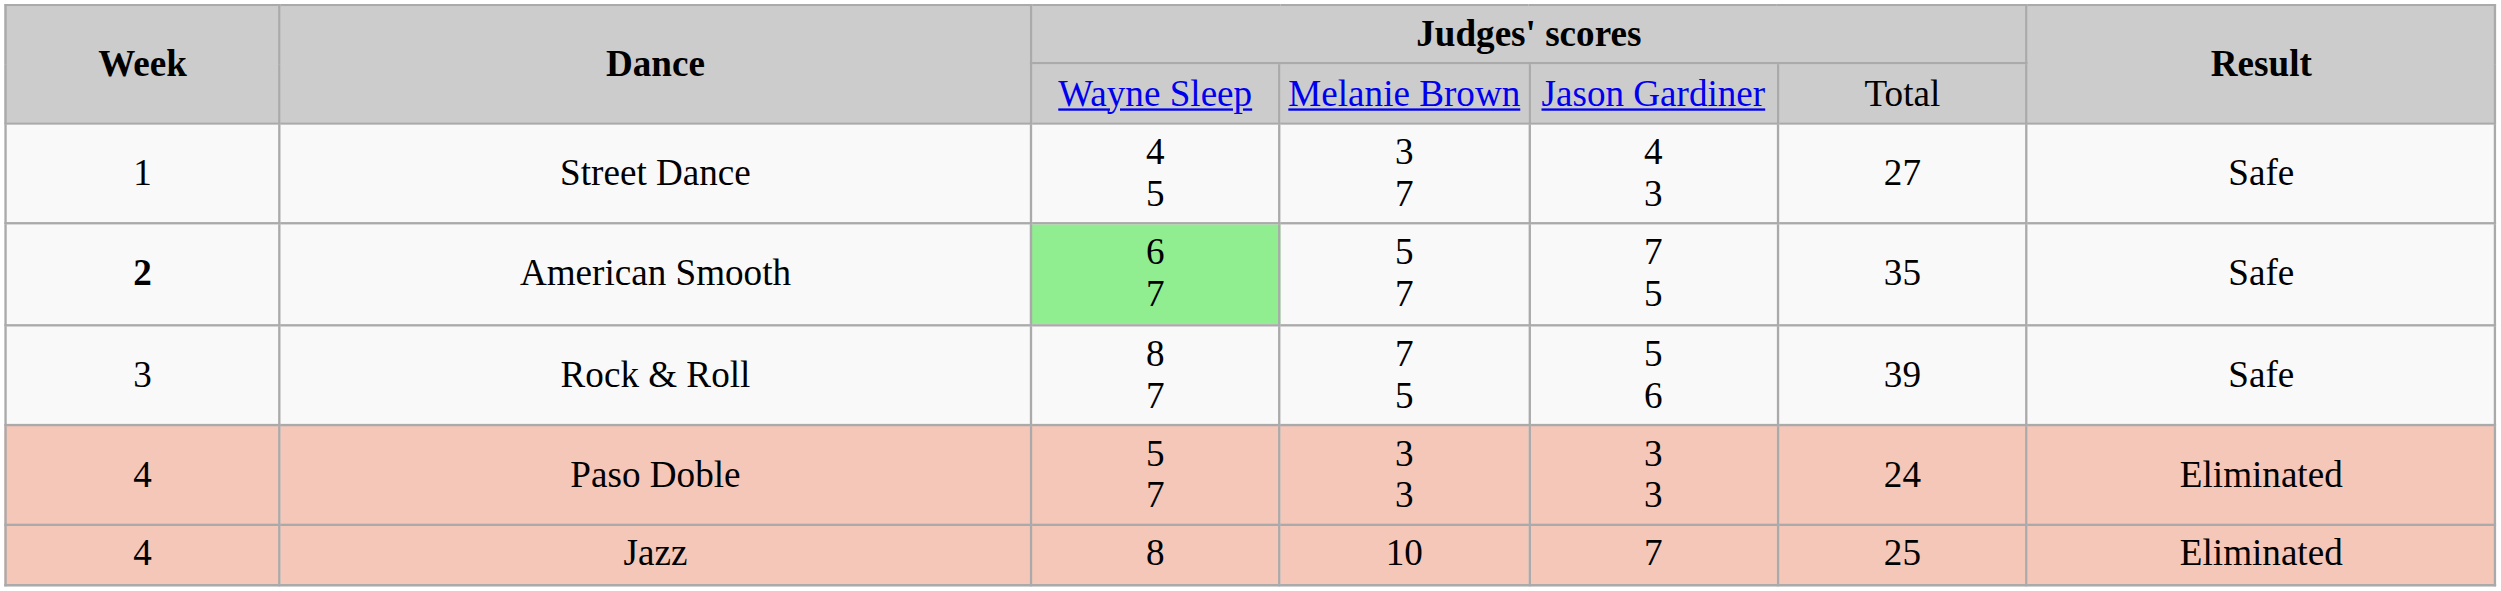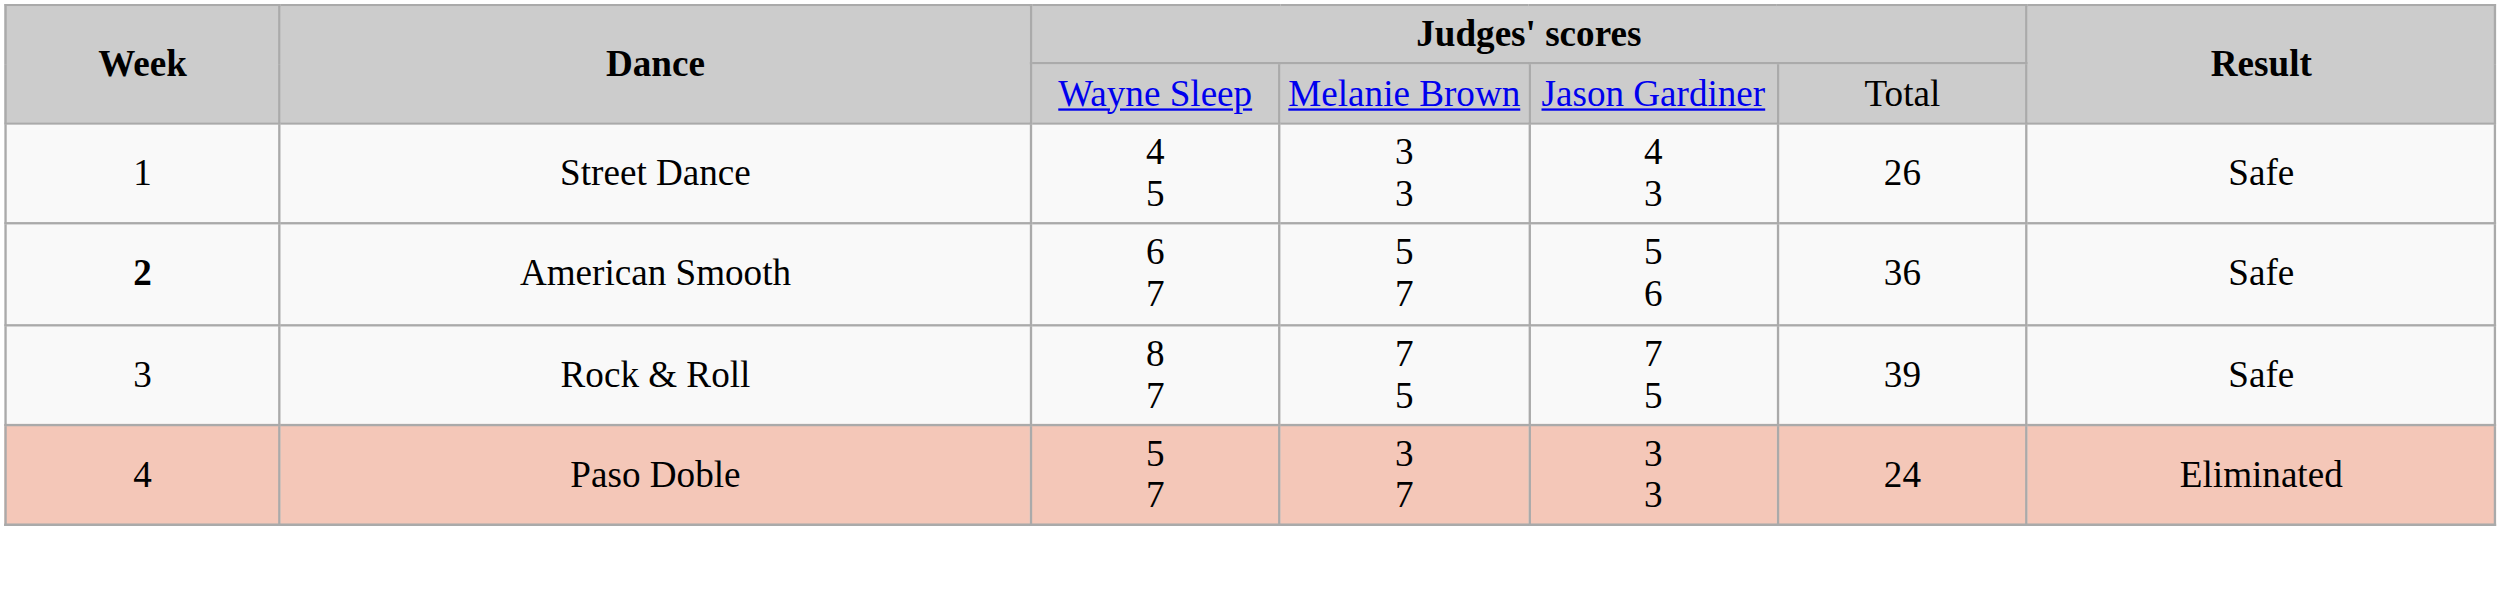(1404, 172) 3 7 -> (1404, 172) 3 3
(1902, 172) 27 -> (1902, 172) 26
(1155, 273) lightgreen background -> (1155, 273) no background
(1653, 273) 7 5 -> (1653, 273) 5 6
(1902, 273) 35 -> (1902, 273) 36
(1653, 373) 5 6 -> (1653, 373) 7 5
(1404, 474) 3 3 -> (1404, 474) 3 7
- row: (655, 554)
